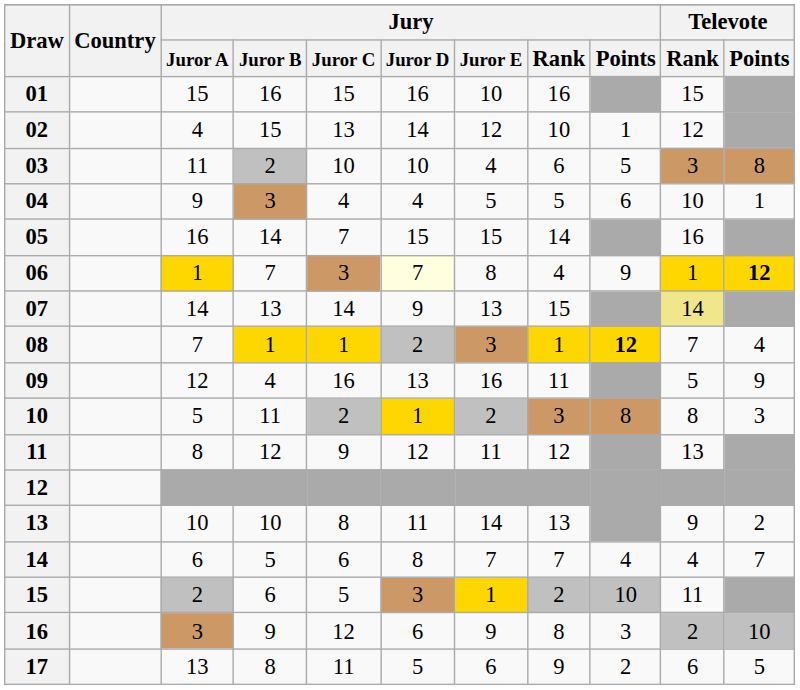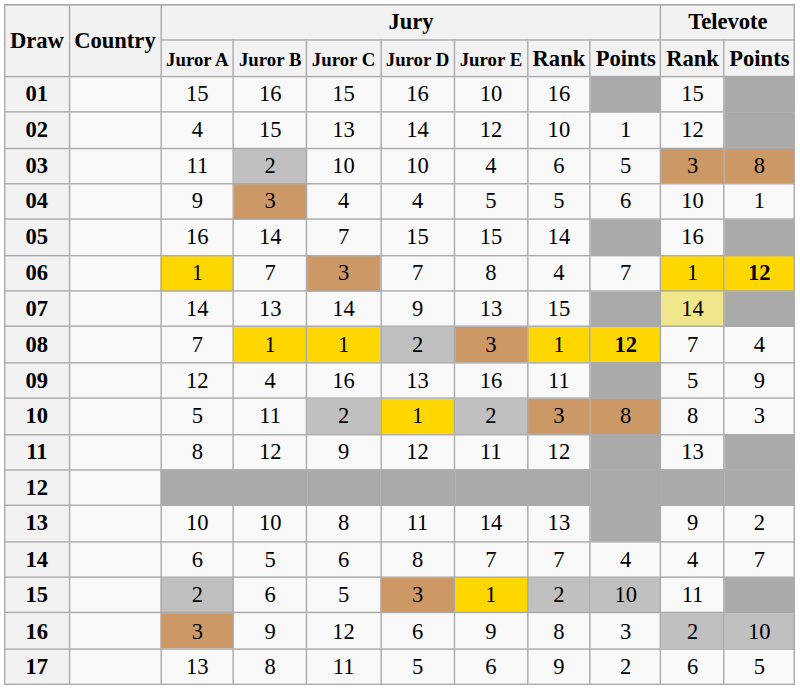(418, 272) lightyellow background -> (418, 272) no background
(626, 272) 9 -> (626, 272) 7
